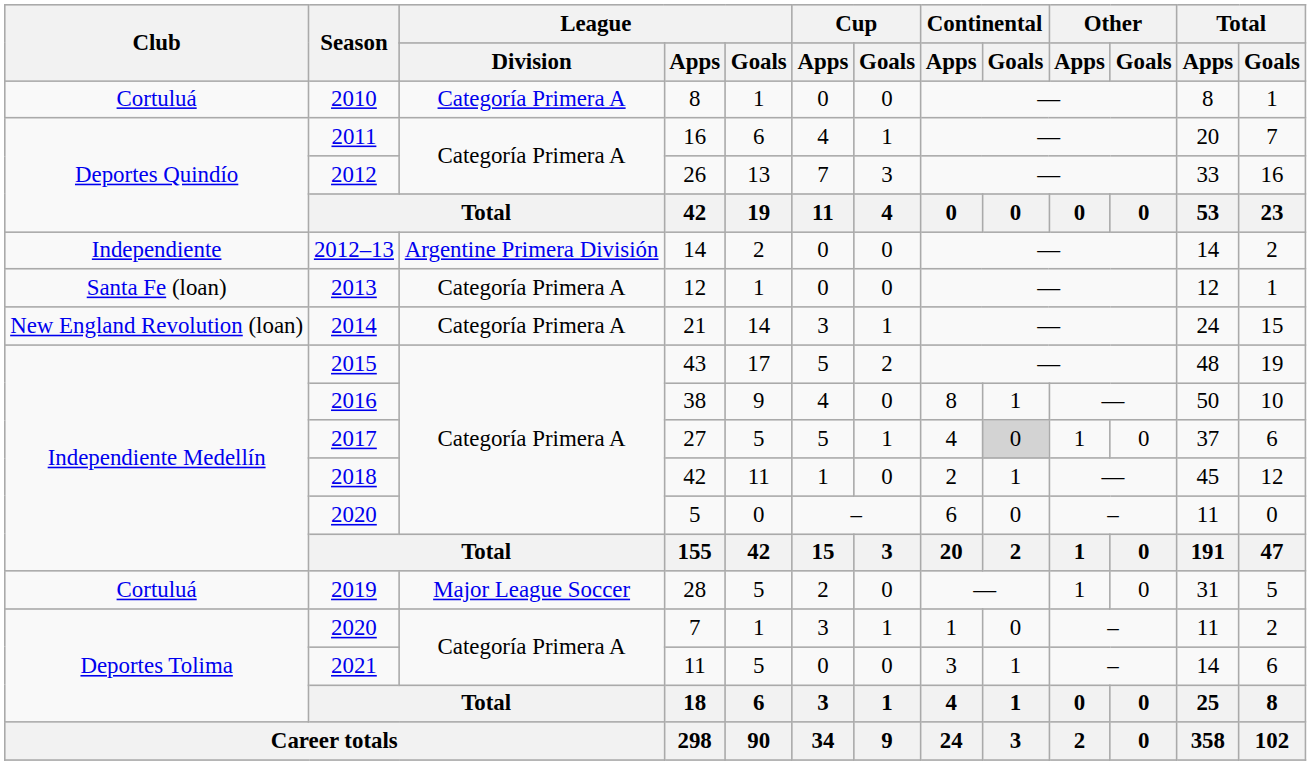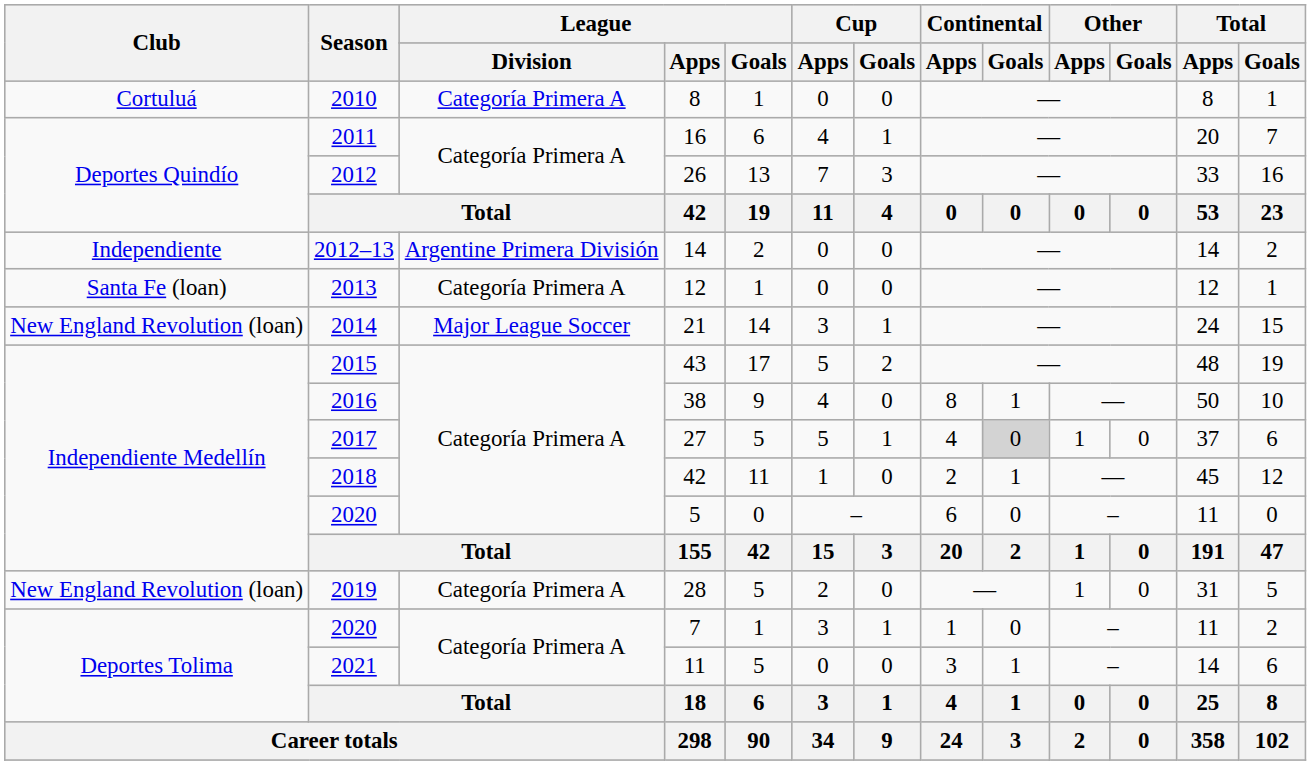(532, 325) Categoría Primera A -> (532, 325) Major League Soccer
(157, 590) Cortuluá -> (157, 590) New England Revolution (loan)
(532, 590) Major League Soccer -> (532, 590) Categoría Primera A
